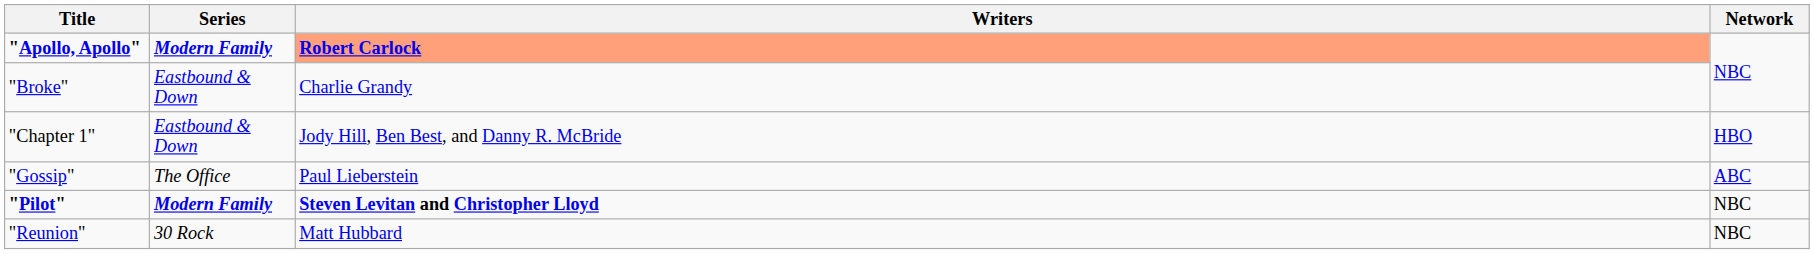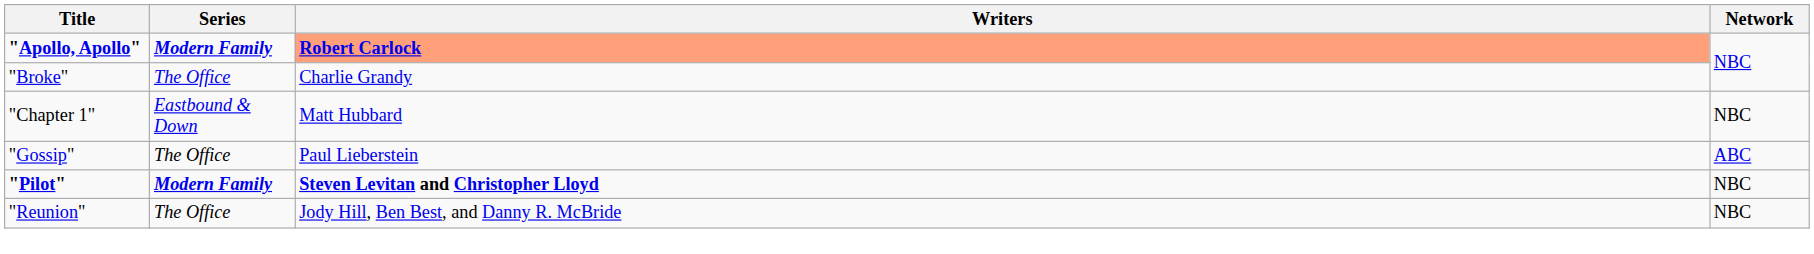(202, 87) Eastbound & Down -> (192, 76) The Office
(460, 136) Jody Hill, Ben Best, and Danny R. McBride -> (351, 116) Matt Hubbard
(1733, 136) HBO -> (1733, 116) NBC
(184, 233) 30 Rock -> (192, 213) The Office
(351, 233) Matt Hubbard -> (460, 213) Jody Hill, Ben Best, and Danny R. McBride
